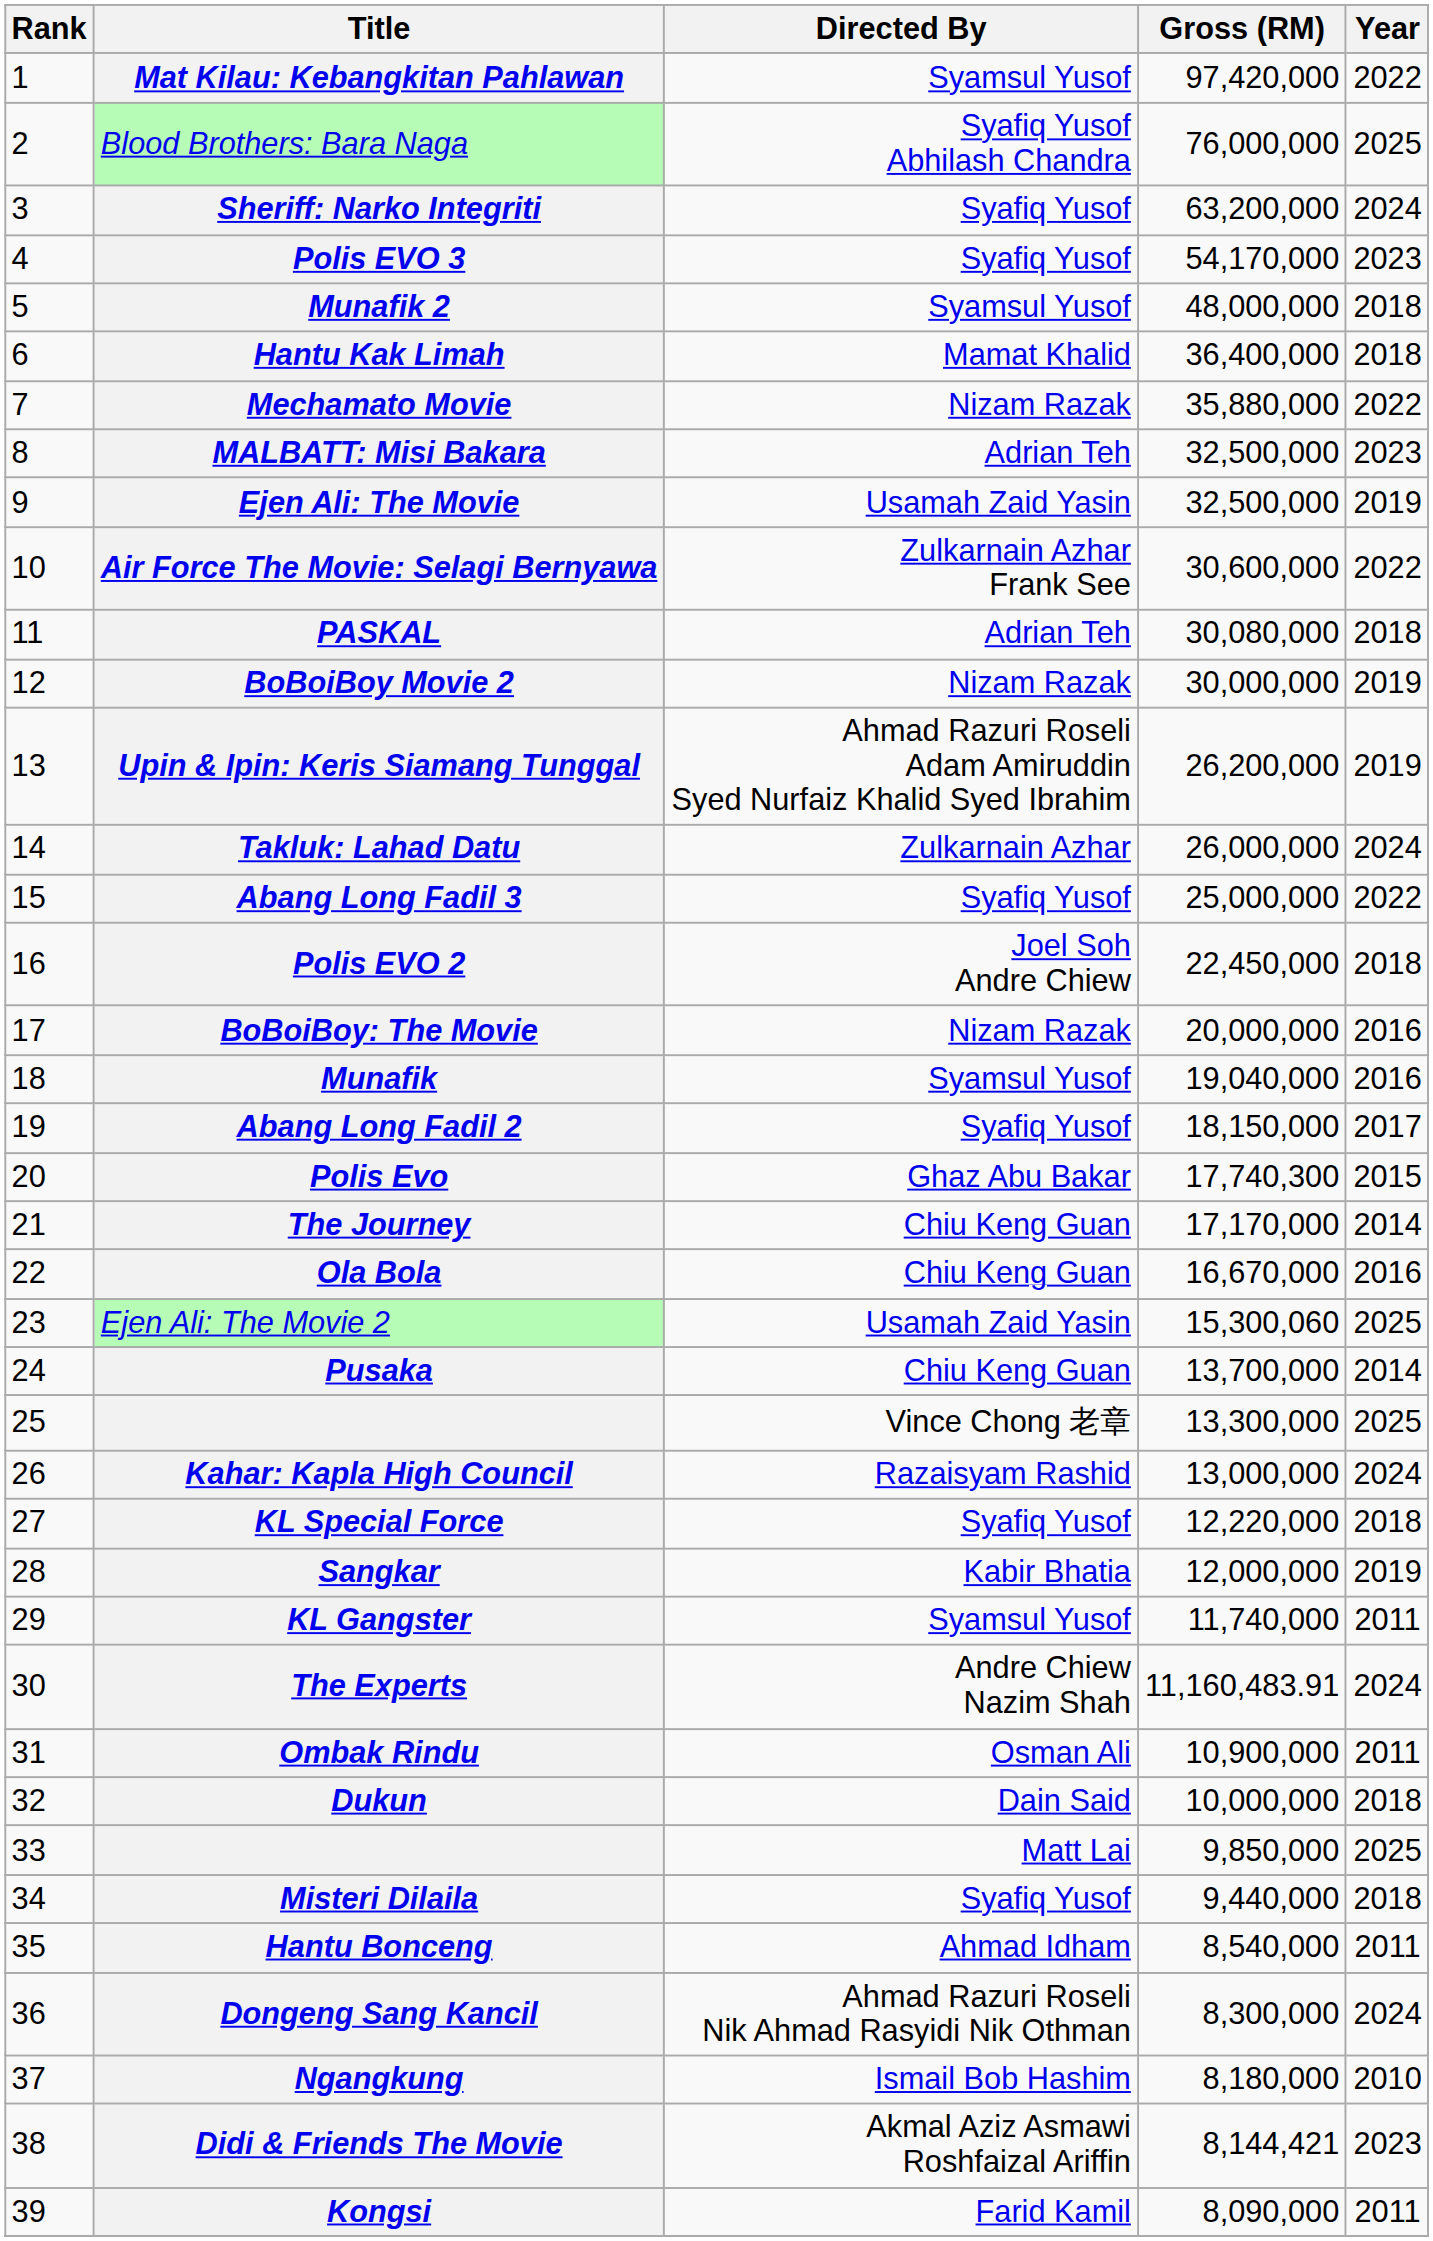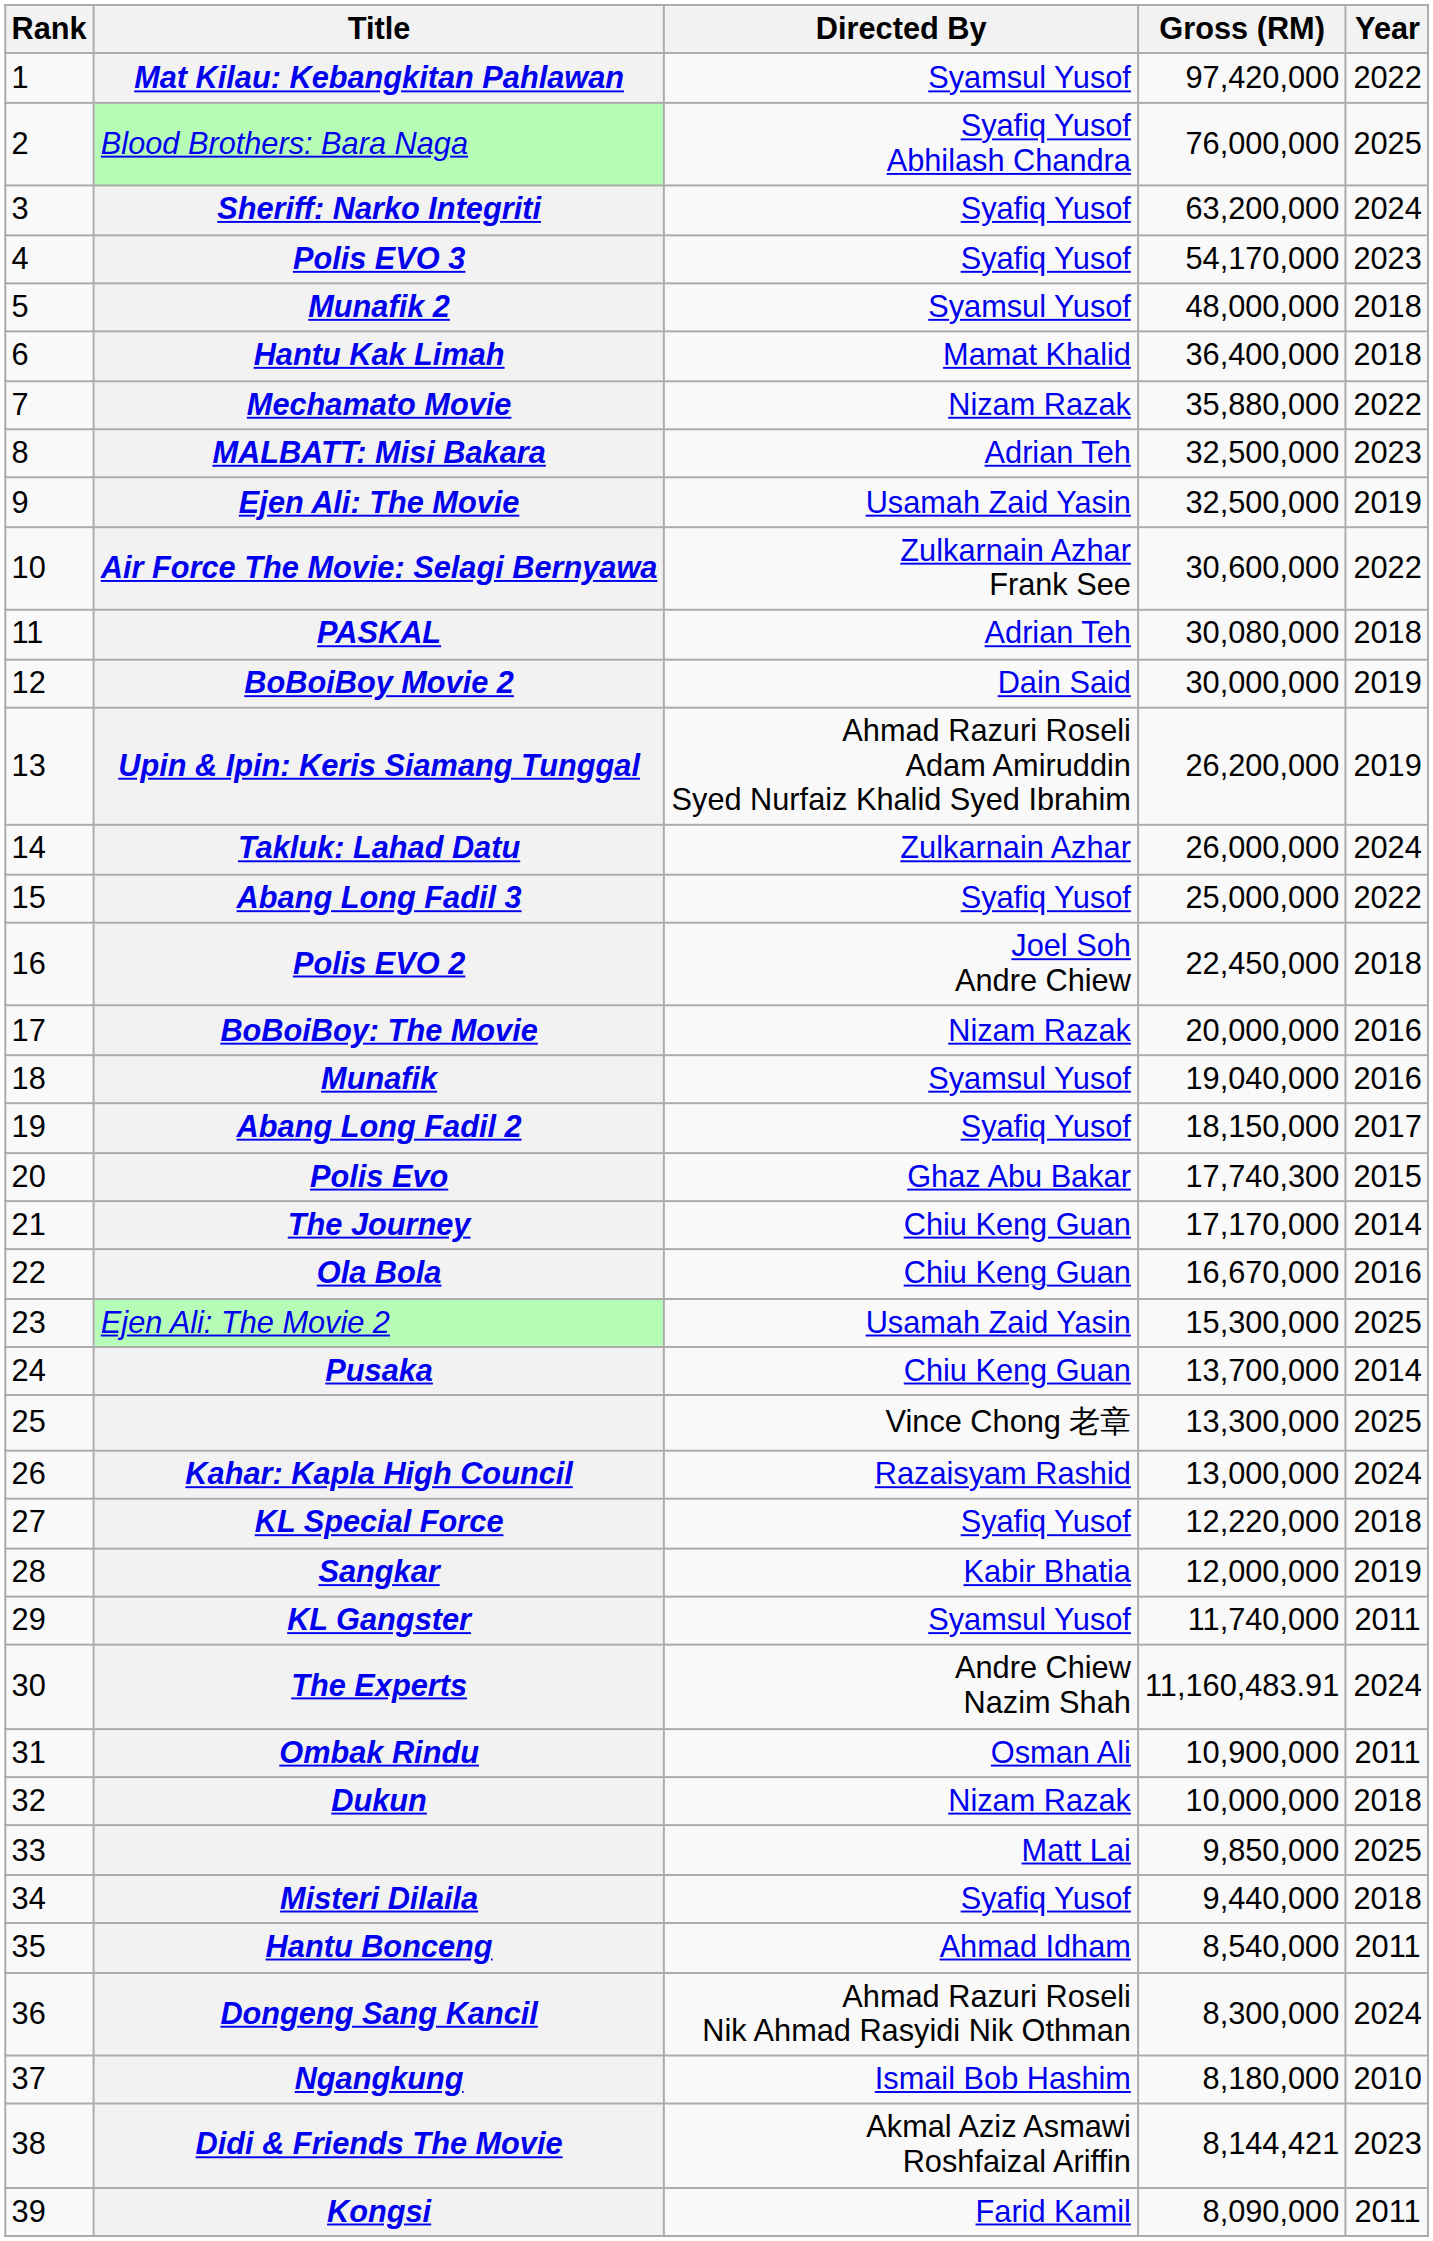(1040, 682) Nizam Razak -> (1064, 682) Dain Said
(1262, 1322) 15,300,060 -> (1262, 1322) 15,300,000
(1064, 1801) Dain Said -> (1040, 1801) Nizam Razak
